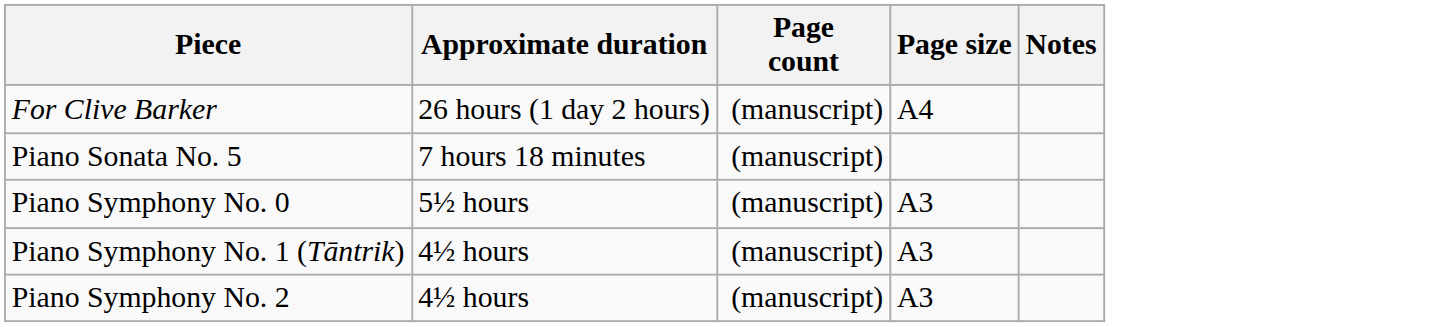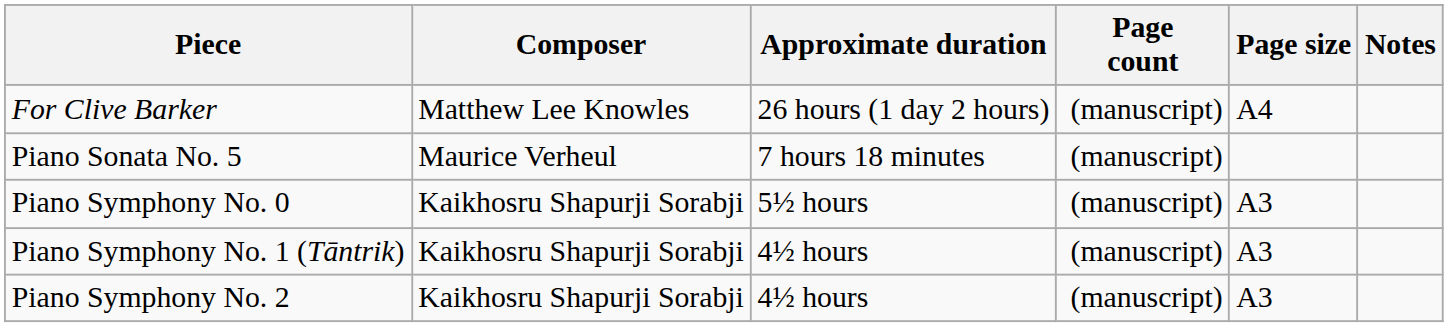+ column: (581, 44)
